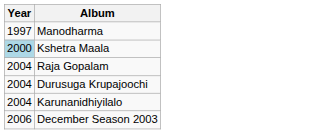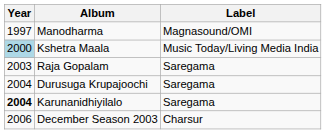+ column: (241, 13)
(19, 66) 2004 -> (19, 66) 2003
(19, 102) normal -> (19, 102) bold
